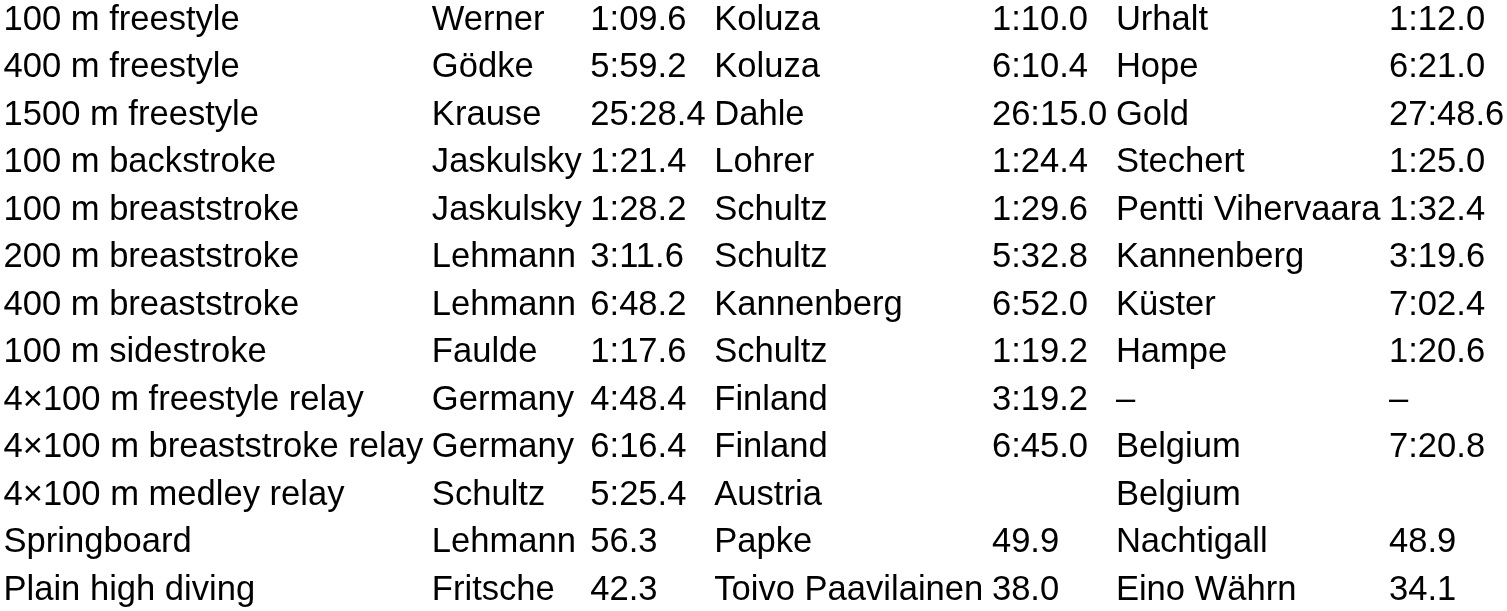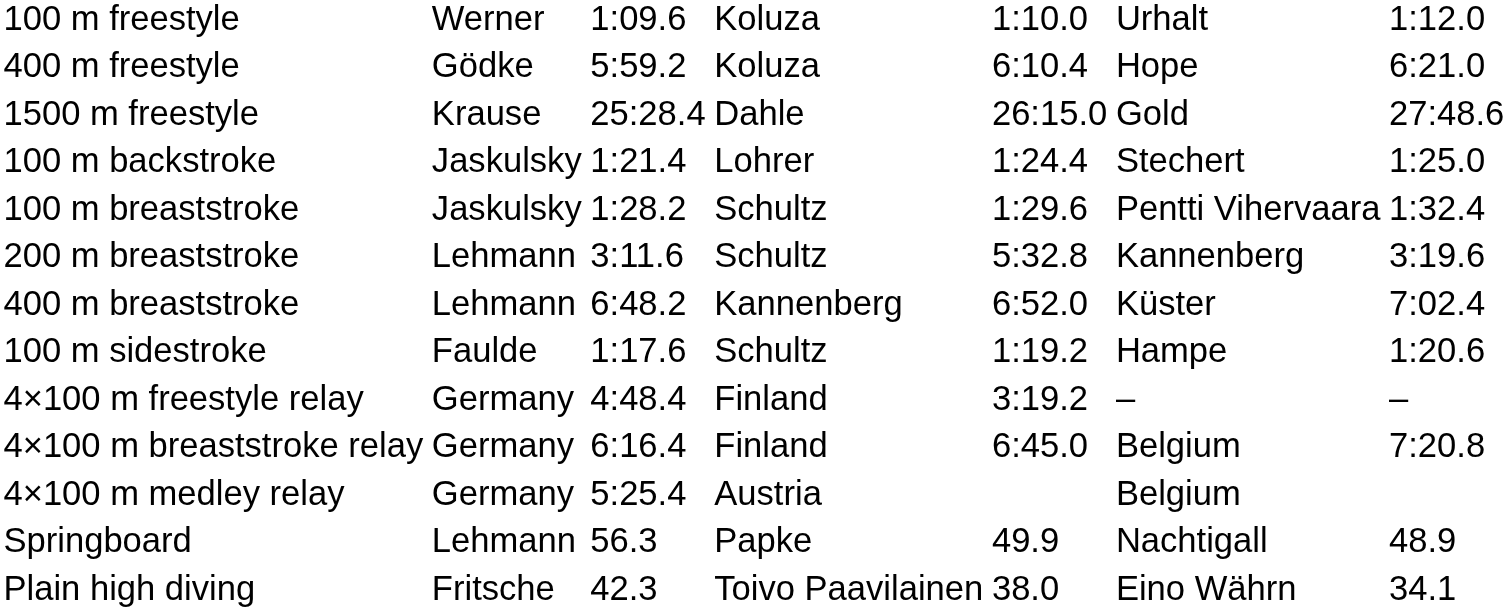(489, 493) Schultz -> (503, 493) Germany
